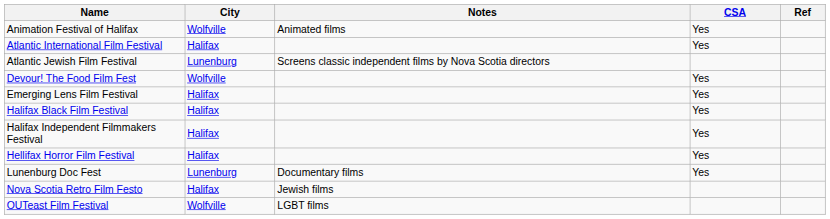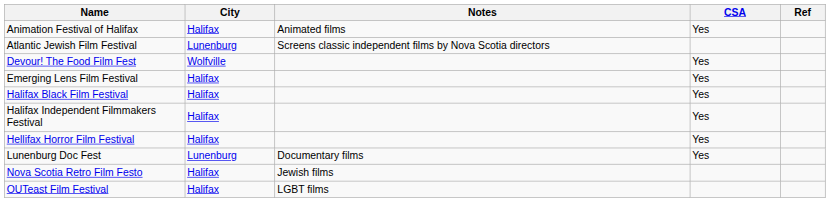(206, 29) Wolfville -> (203, 29) Halifax
- row: (84, 45)
(206, 205) Wolfville -> (203, 189) Halifax
